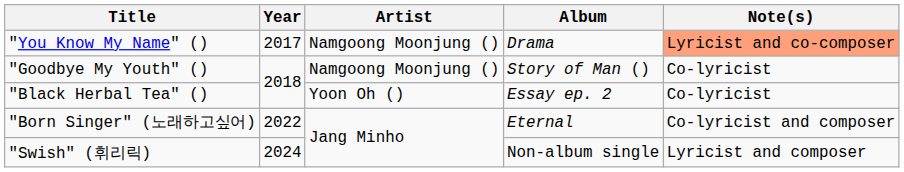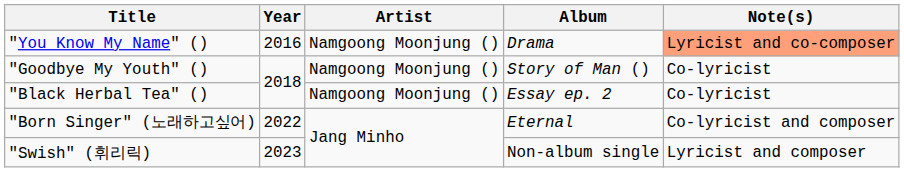(282, 43) 2017 -> (282, 43) 2016
(357, 95) Yoon Oh () -> (404, 95) Namgoong Moonjung ()
(282, 152) 2024 -> (282, 152) 2023
